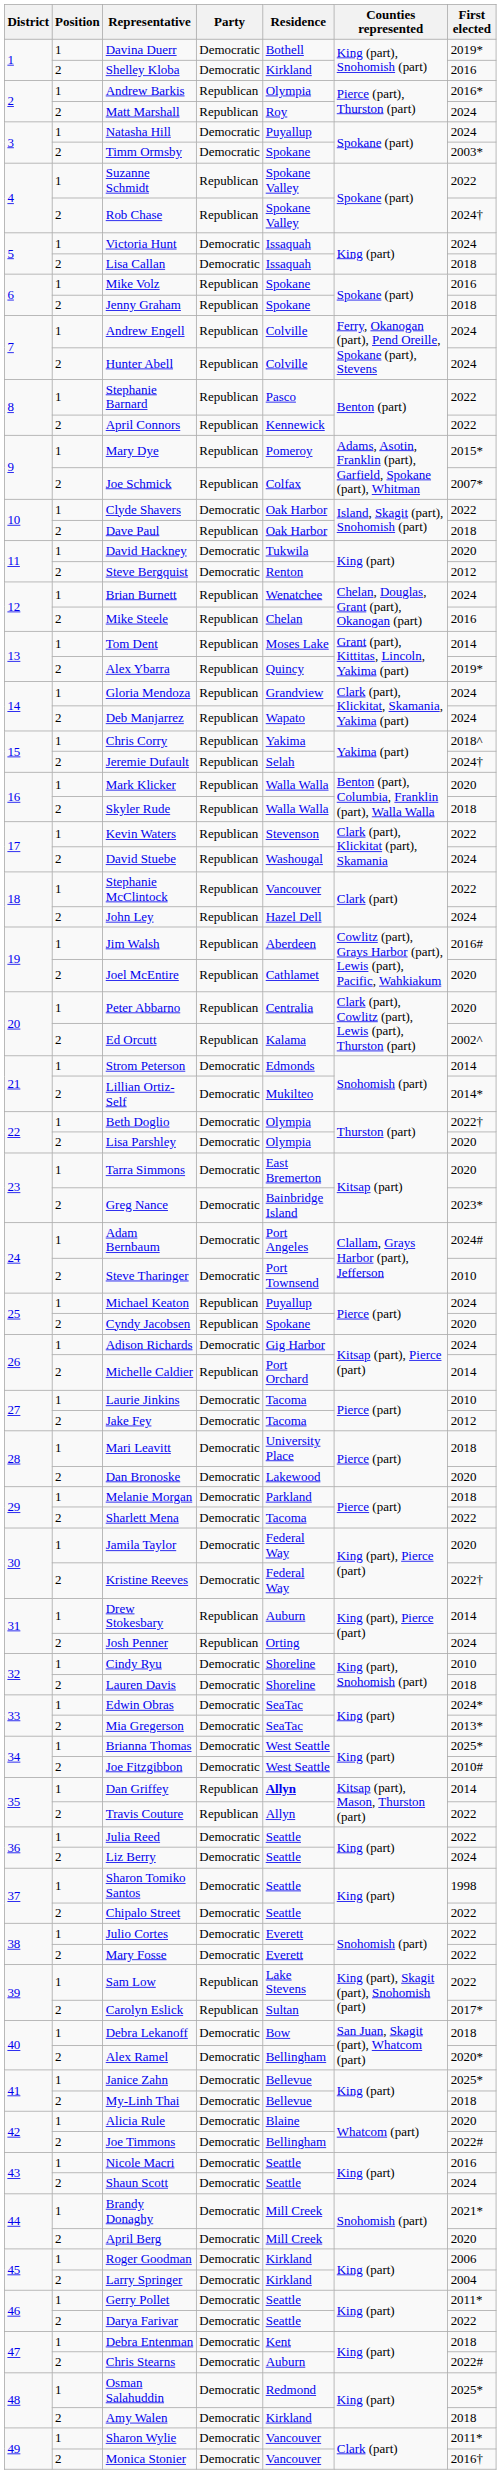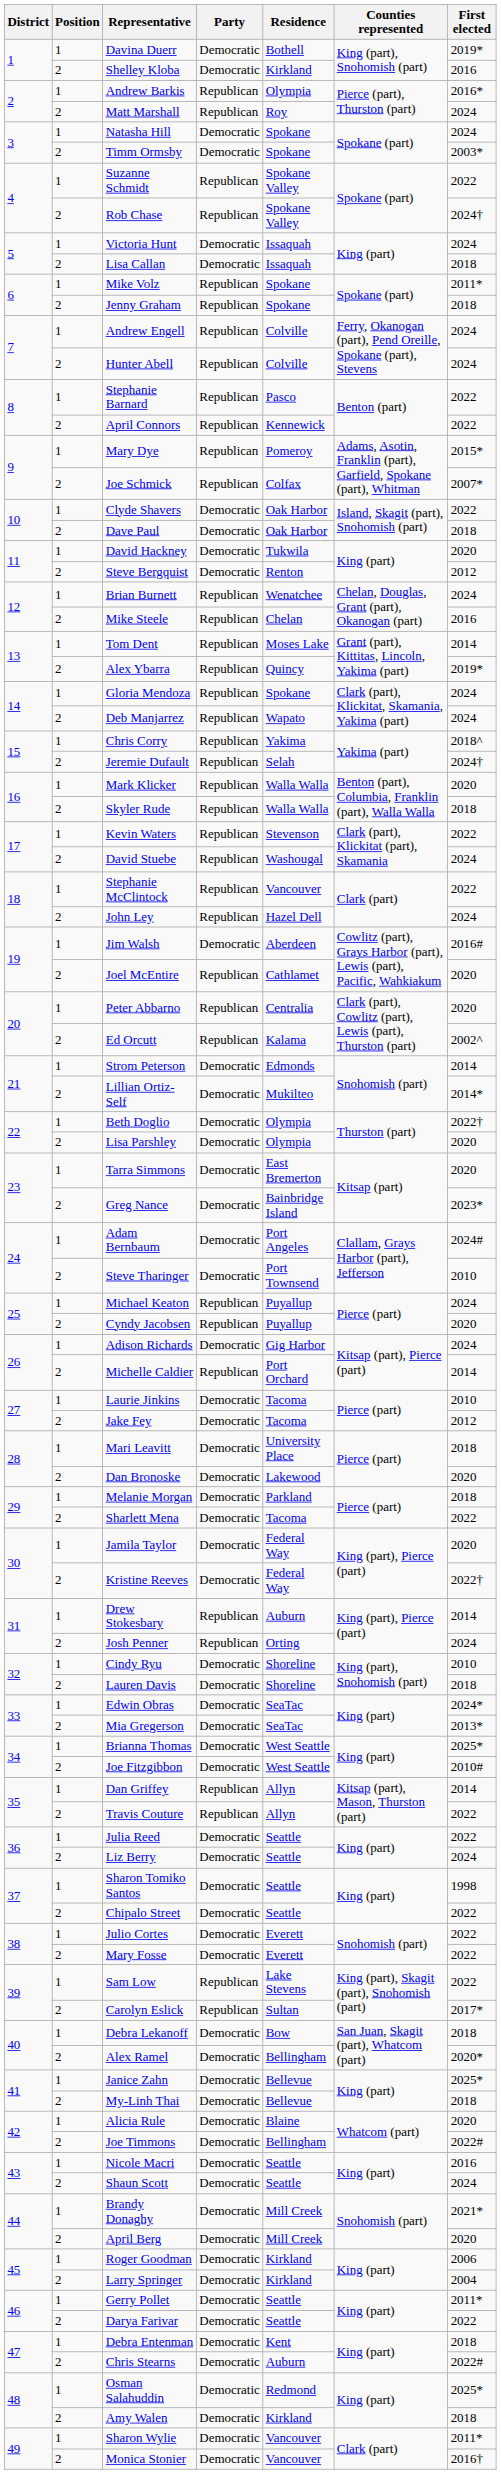(289, 132) Puyallup -> (288, 132) Spokane
(464, 284) 2016 -> (467, 284) 2011*
(229, 530) Republican -> (230, 530) Democratic
(294, 693) Grandview -> (288, 693) Spokane
(229, 943) Republican -> (230, 943) Democratic
(288, 1324) Spokane -> (289, 1324) Puyallup
(281, 1789) bold -> (280, 1789) normal
